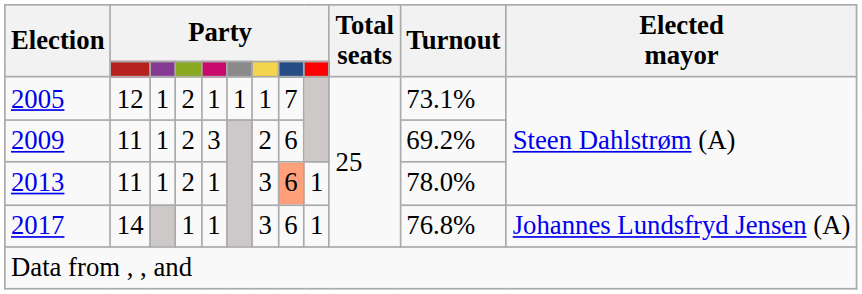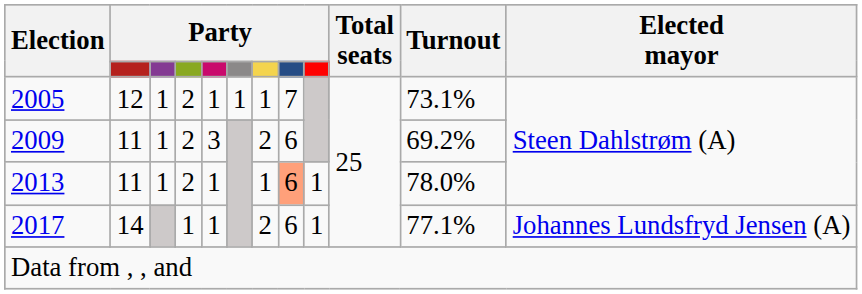(265, 182) 3 -> (265, 182) 1
(265, 225) 3 -> (265, 225) 2
(441, 225) 76.8% -> (441, 225) 77.1%
